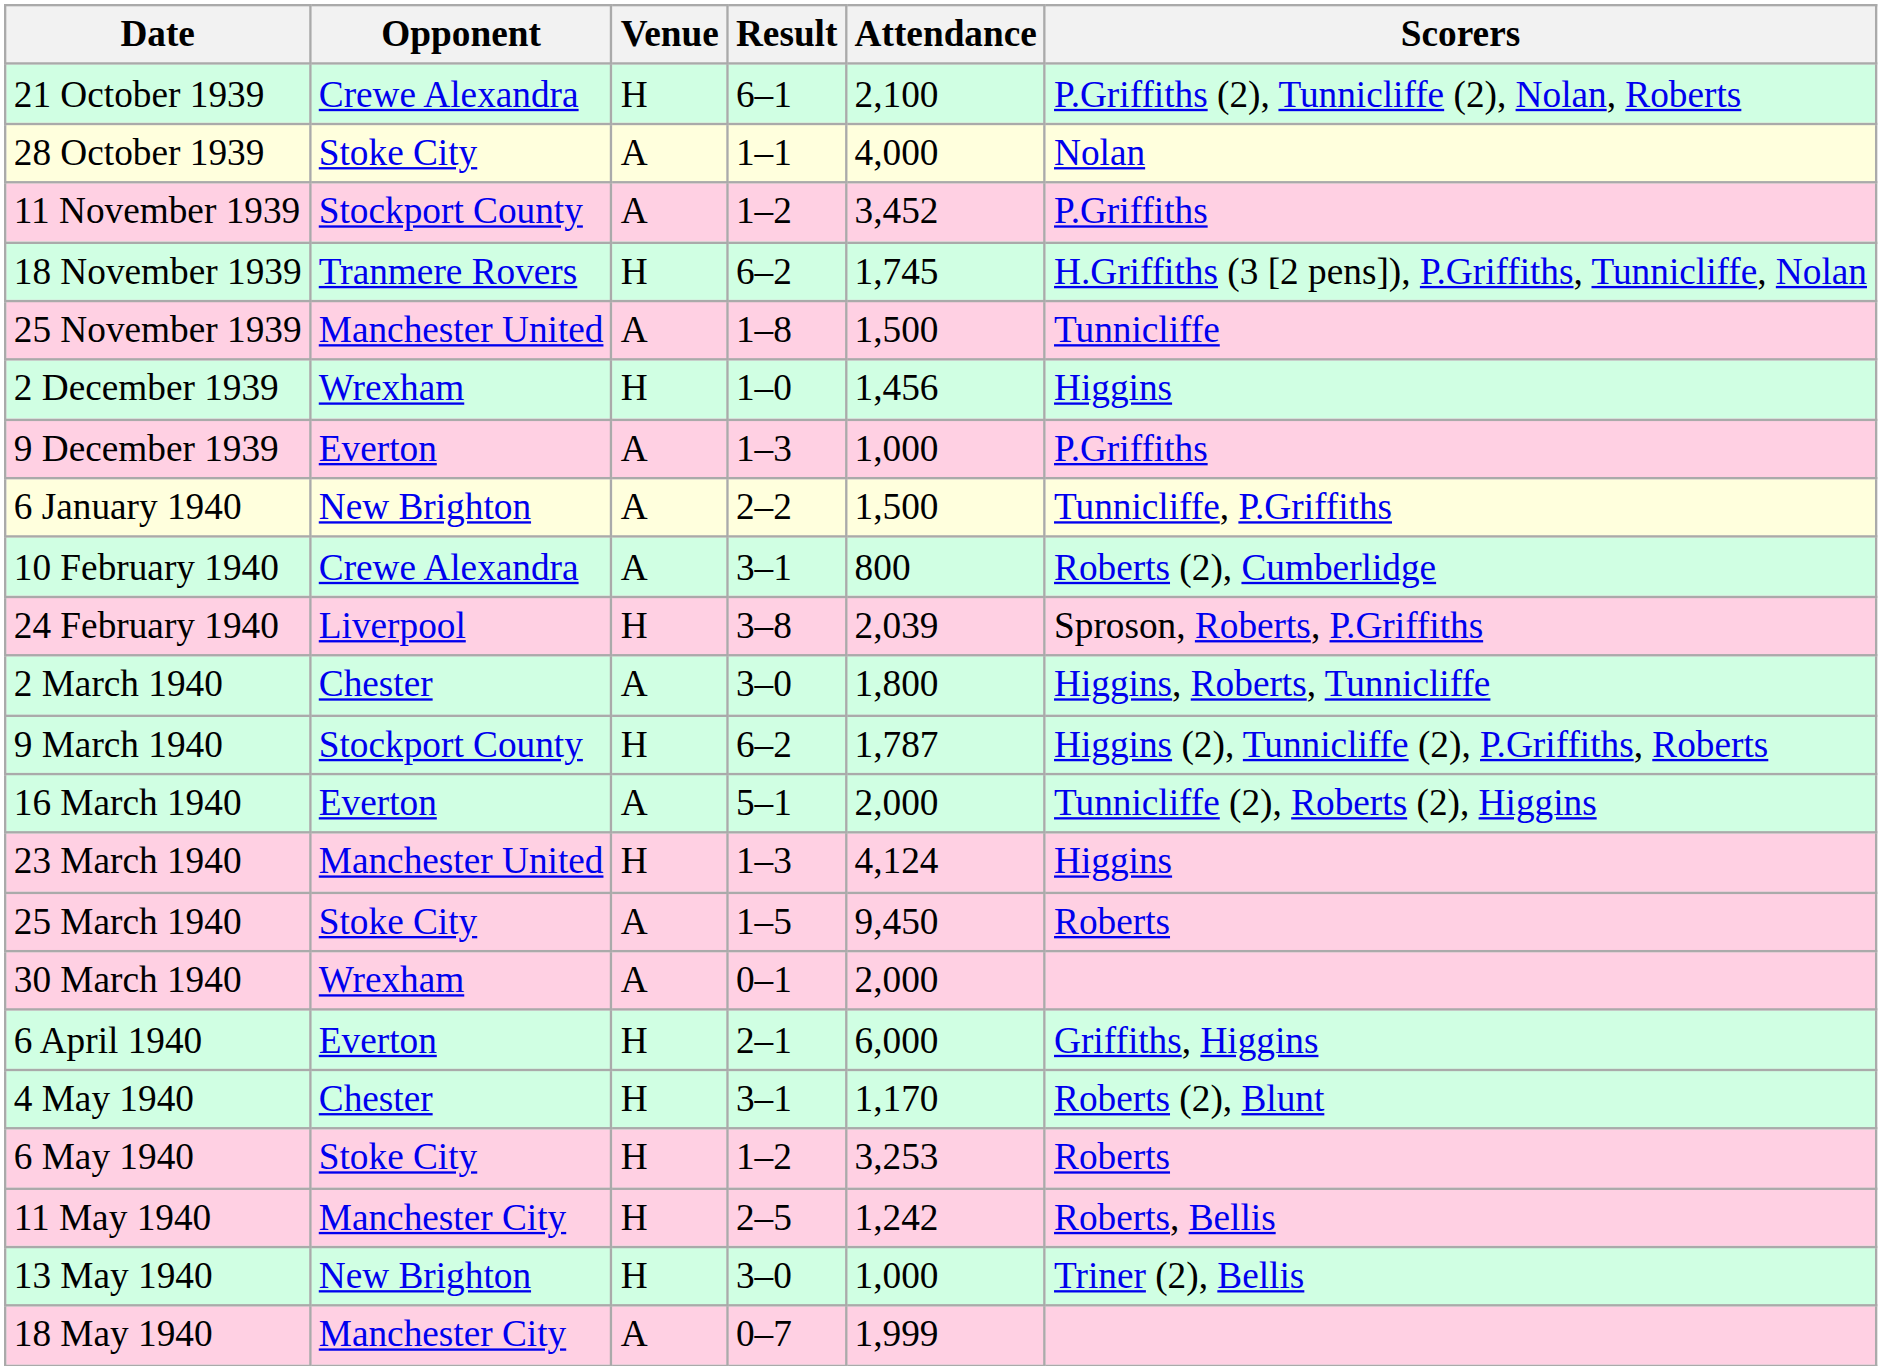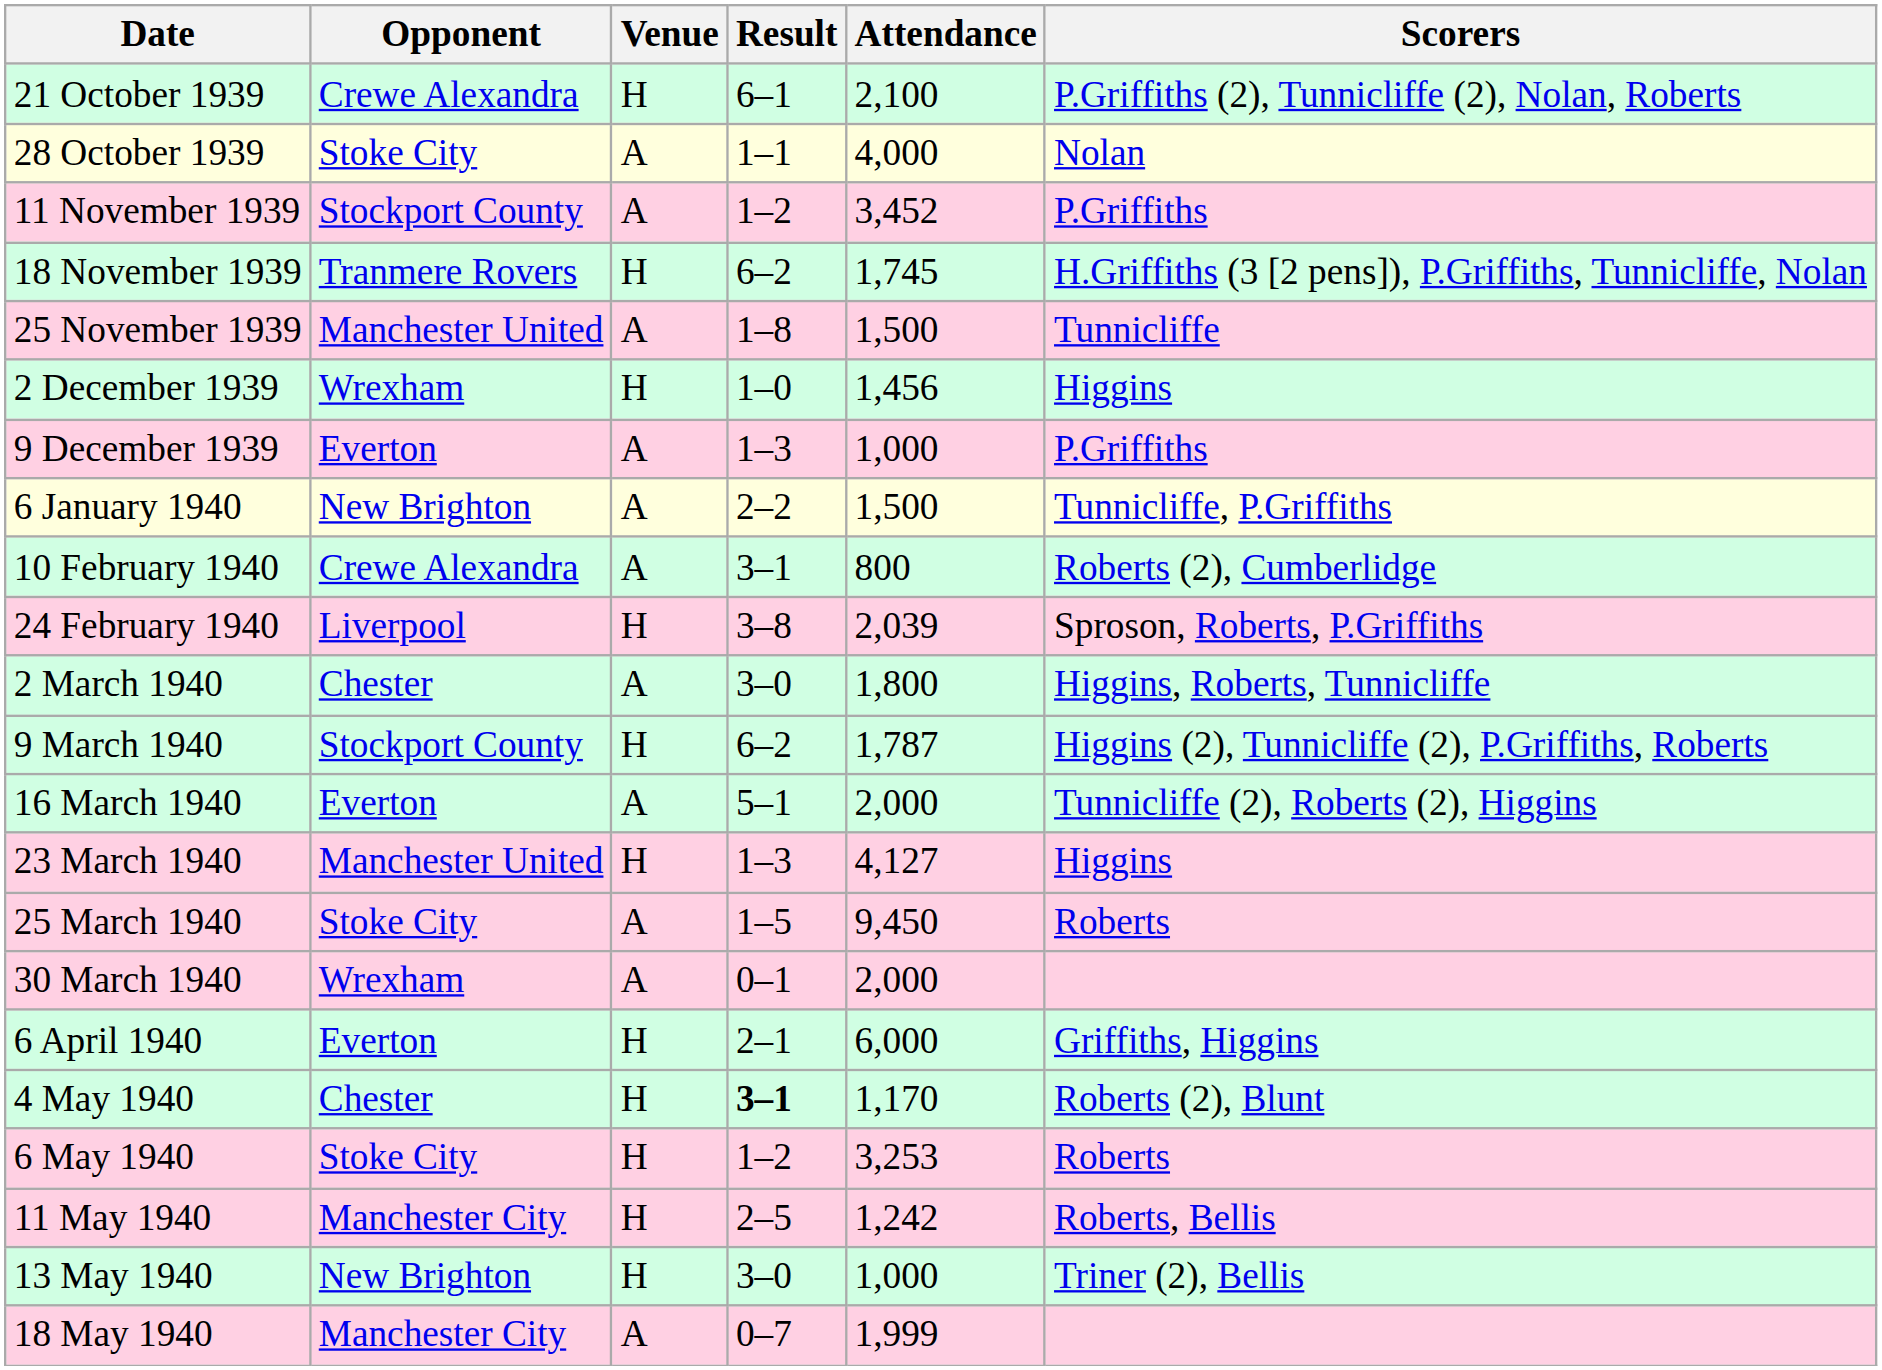(897, 861) 4,124 -> (897, 861) 4,127
(764, 1098) normal -> (764, 1098) bold
